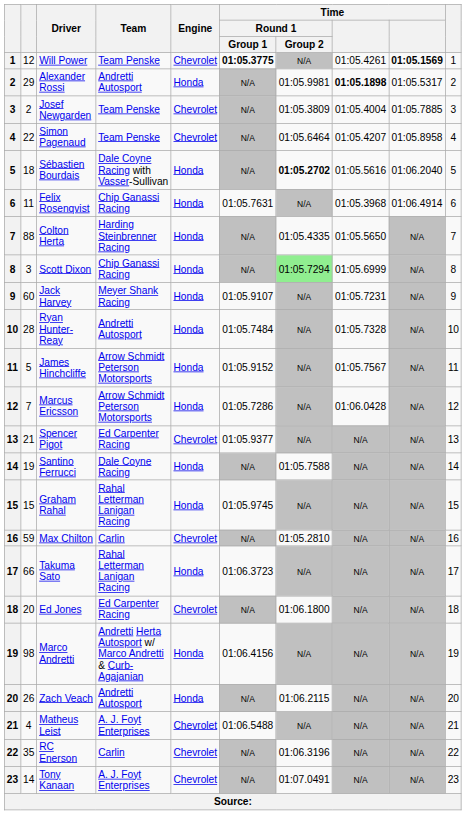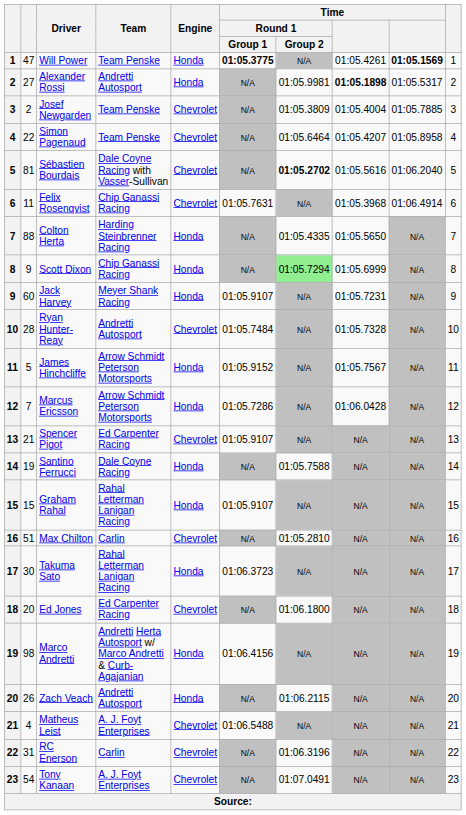(29, 60) 12 -> (29, 60) 47
(195, 60) Chevrolet -> (189, 60) Honda
(29, 82) 29 -> (29, 82) 27
(29, 170) 18 -> (29, 170) 81
(189, 170) Honda -> (195, 170) Chevrolet
(189, 203) Honda -> (195, 203) Chevrolet
(29, 268) 3 -> (29, 268) 9
(189, 329) Honda -> (195, 329) Chevrolet
(248, 439) 01:05.9377 -> (248, 439) 01:05.9107
(248, 505) 01:05.9745 -> (248, 505) 01:05.9107
(29, 538) 59 -> (29, 538) 51
(29, 571) 66 -> (29, 571) 30
(29, 752) 35 -> (29, 752) 31
(29, 780) 14 -> (29, 780) 54
